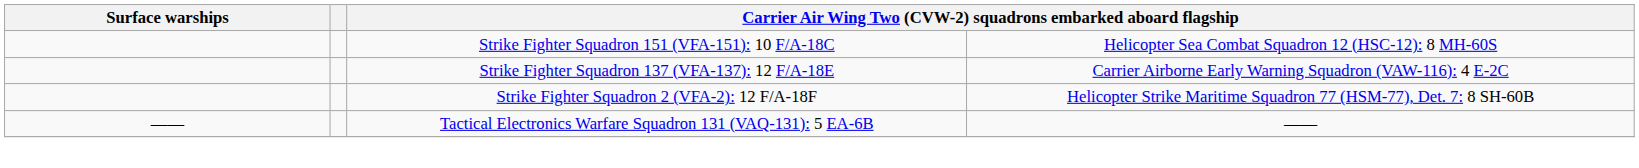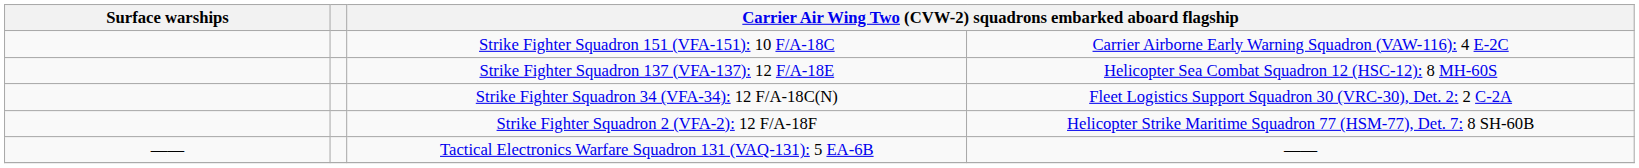(1301, 44) Helicopter Sea Combat Squadron 12 (HSC-12): 8 MH-60S -> (1301, 44) Carrier Airborne Early Warning Squadron (VAW-116): 4 E-2C
(1301, 70) Carrier Airborne Early Warning Squadron (VAW-116): 4 E-2C -> (1301, 70) Helicopter Sea Combat Squadron 12 (HSC-12): 8 MH-60S
+ row: (657, 96)
